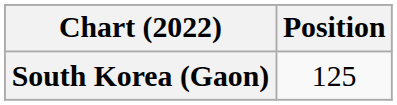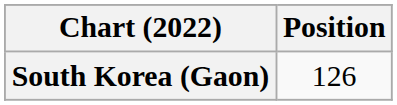(334, 75) 125 -> (334, 75) 126
